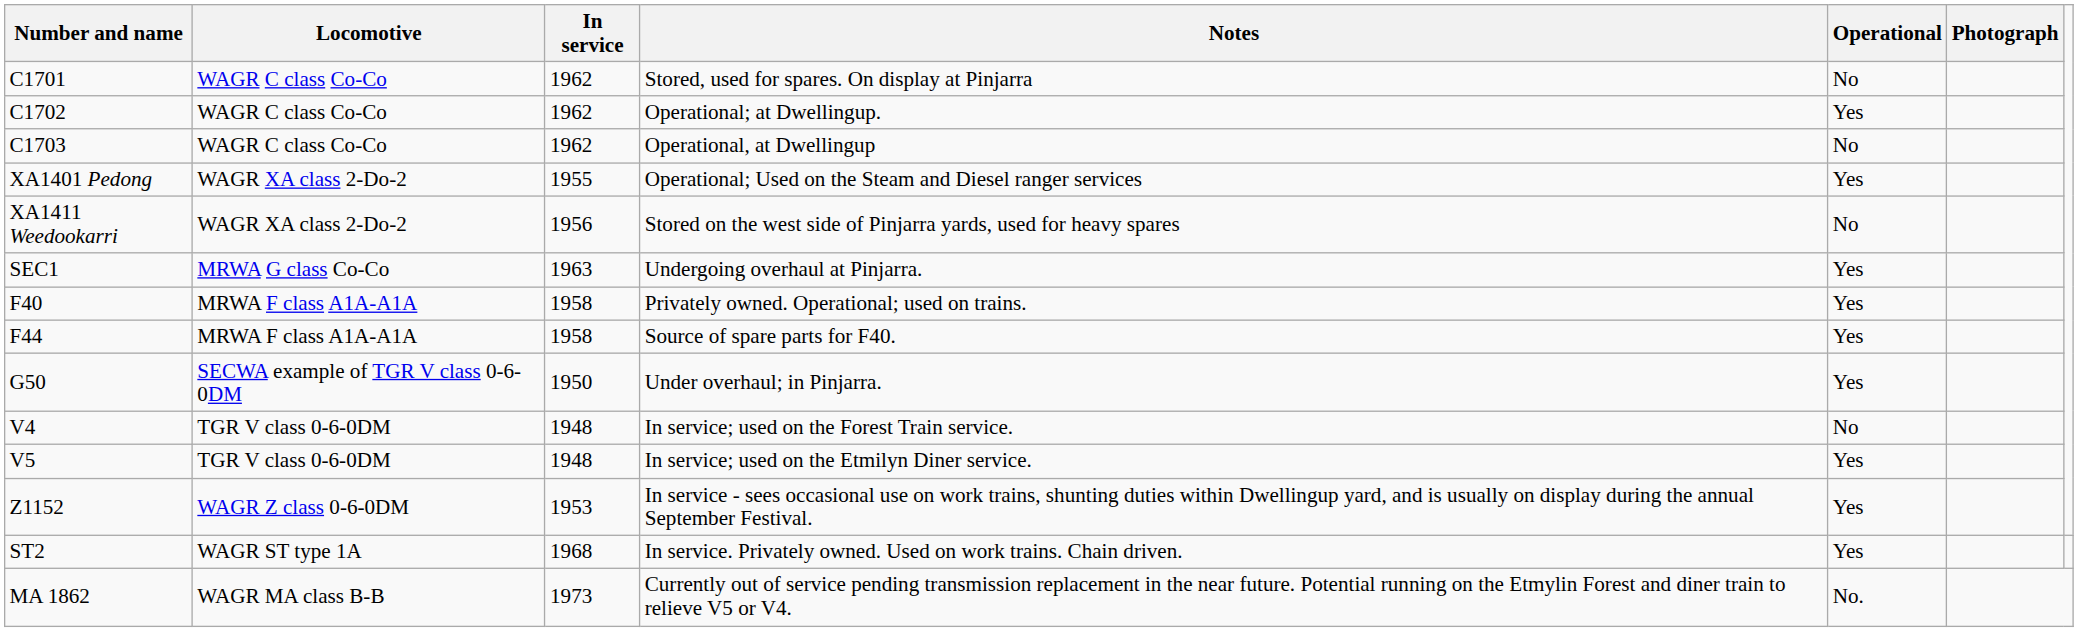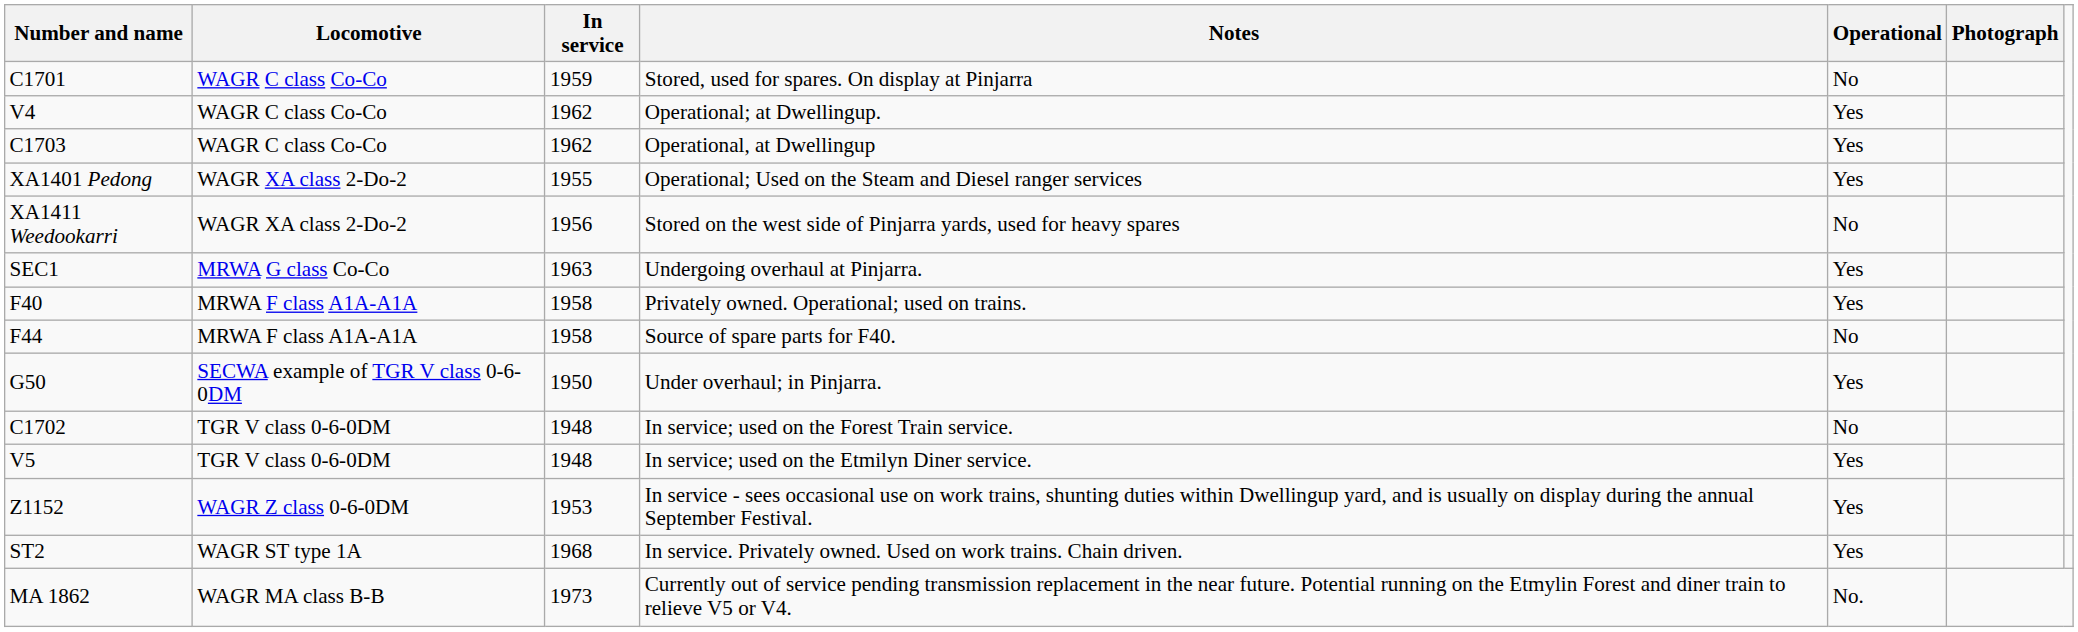(571, 78) 1962 -> (571, 78) 1959
(38, 111) C1702 -> (22, 111) V4
(1846, 145) No -> (1848, 145) Yes
(1848, 336) Yes -> (1846, 336) No
(22, 427) V4 -> (38, 427) C1702
